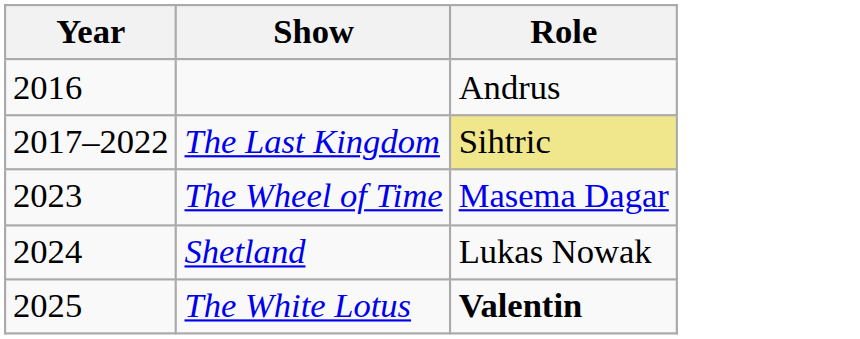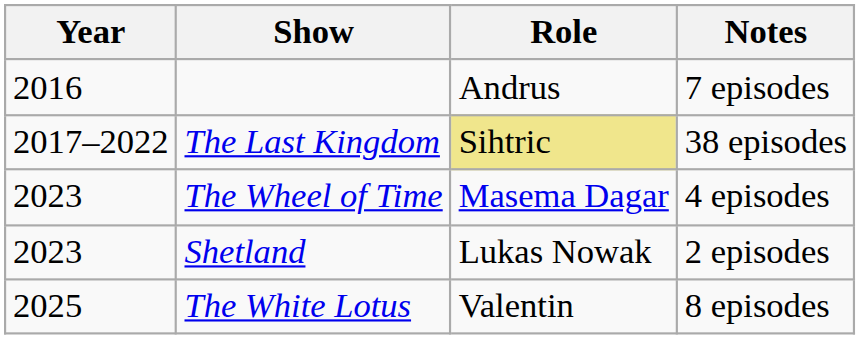+ column: (766, 31)
(48, 251) 2024 -> (48, 251) 2023
(520, 305) bold -> (516, 305) normal
